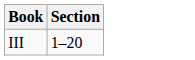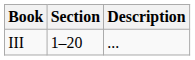+ column: (146, 17)
